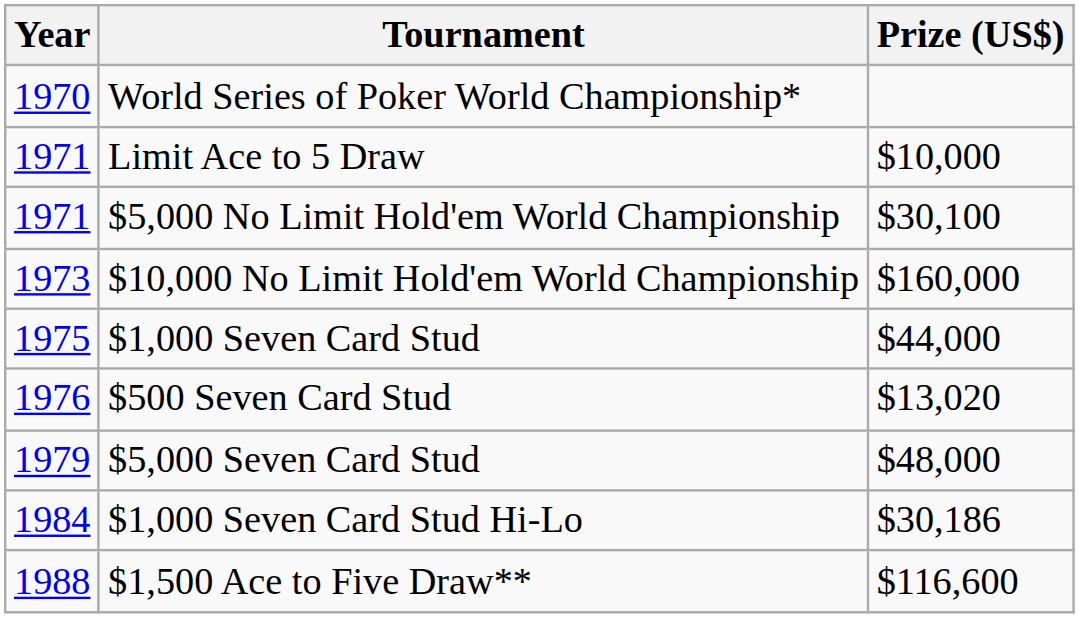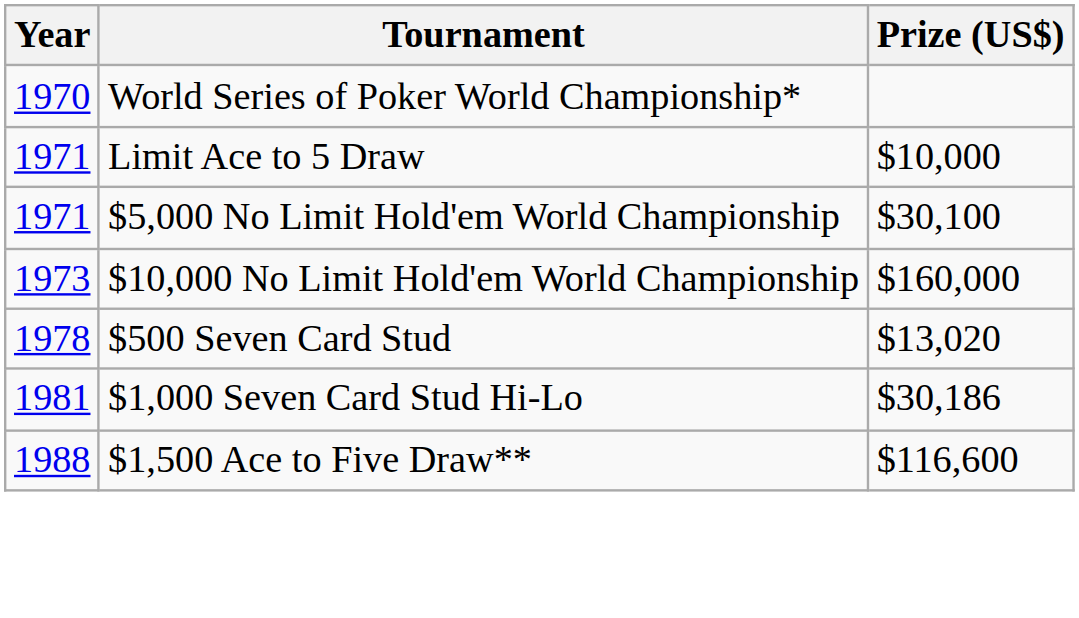- row: (294, 338)
(52, 398) 1976 -> (52, 338) 1978
- row: (294, 459)
(52, 519) 1984 -> (52, 398) 1981
